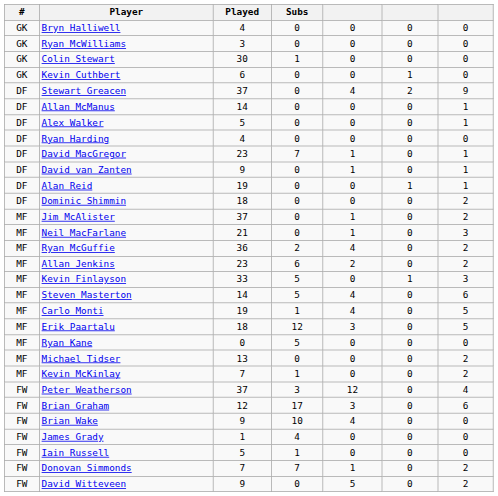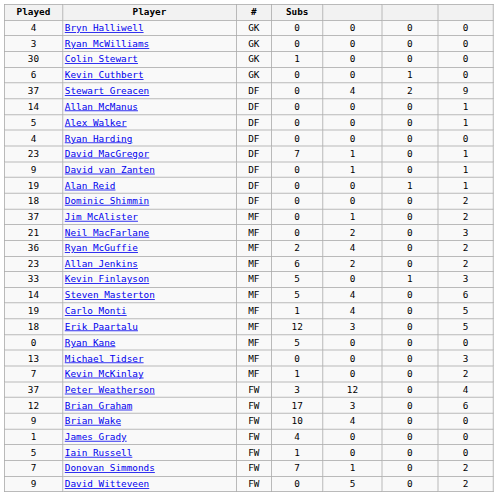columns swapped: (22, 12) <-> (242, 12)
(352, 232) 1 -> (352, 232) 2
(466, 358) 2 -> (466, 358) 3
